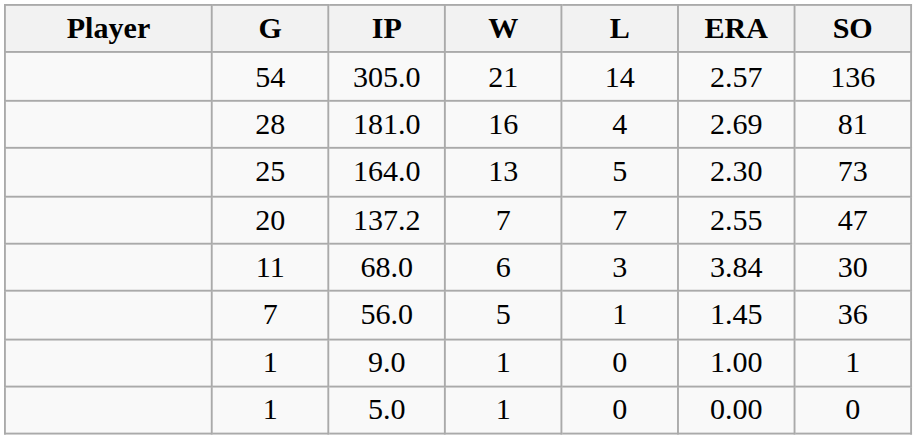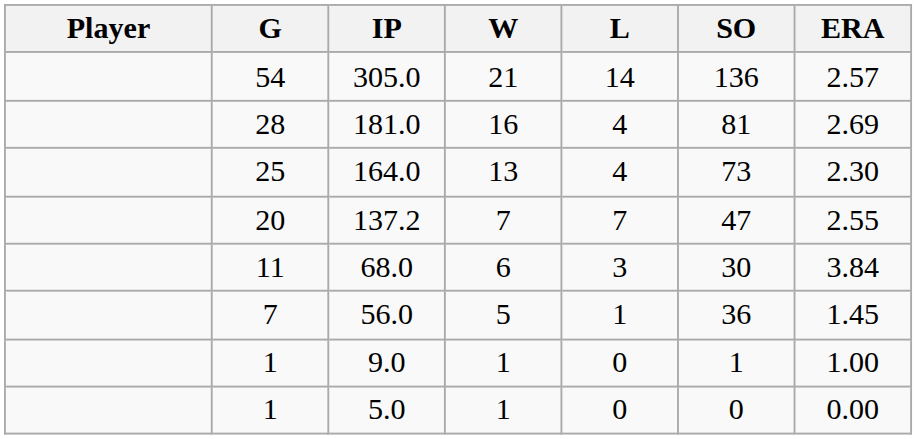columns swapped: (736, 28) <-> (853, 28)
(620, 171) 5 -> (620, 171) 4
